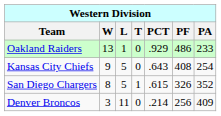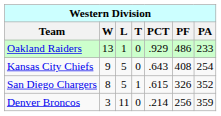(205, 102) 409 -> (205, 102) 359
